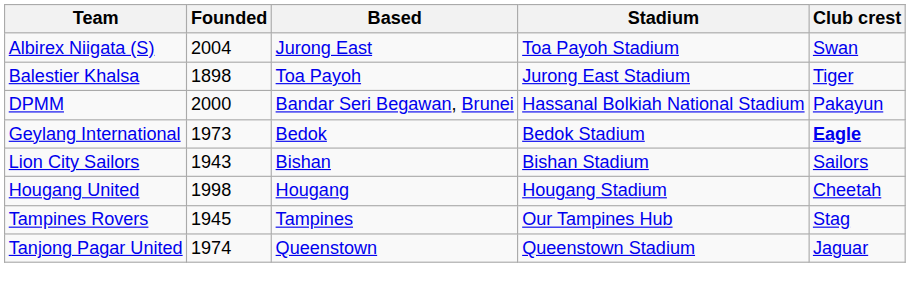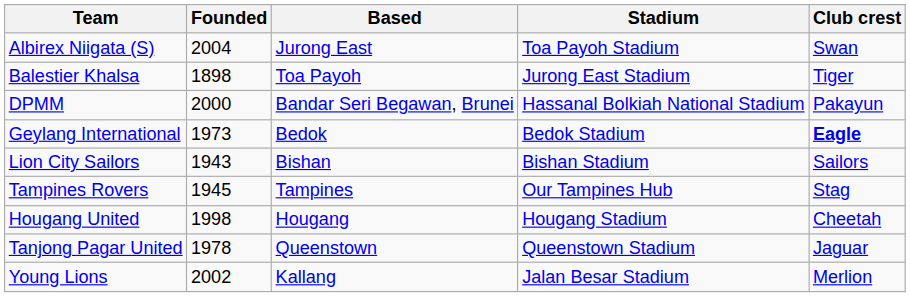rows swapped: (74, 190) <-> (79, 219)
(211, 248) 1974 -> (211, 248) 1978
+ row: (58, 276)
